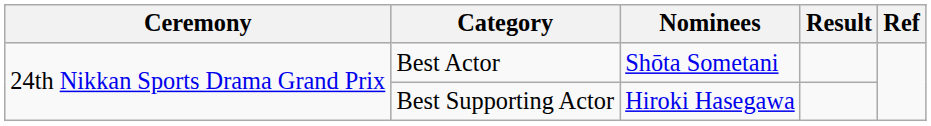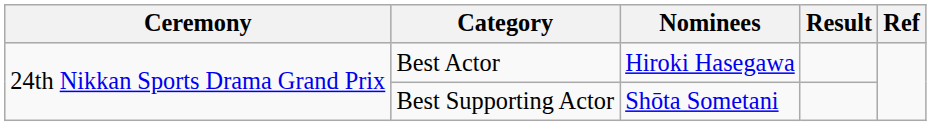(702, 62) Shōta Sometani -> (710, 62) Hiroki Hasegawa
(710, 100) Hiroki Hasegawa -> (702, 100) Shōta Sometani
